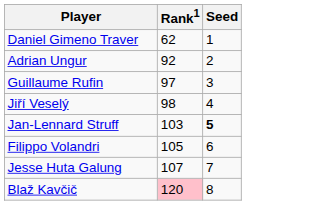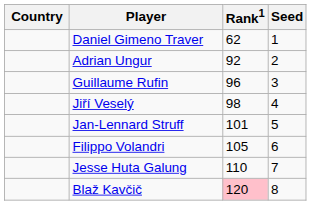+ column: (37, 16)
(168, 82) 97 -> (233, 82) 96
(172, 125) 103 -> (237, 125) 101
(210, 125) bold -> (275, 125) normal
(172, 167) 107 -> (236, 167) 110
